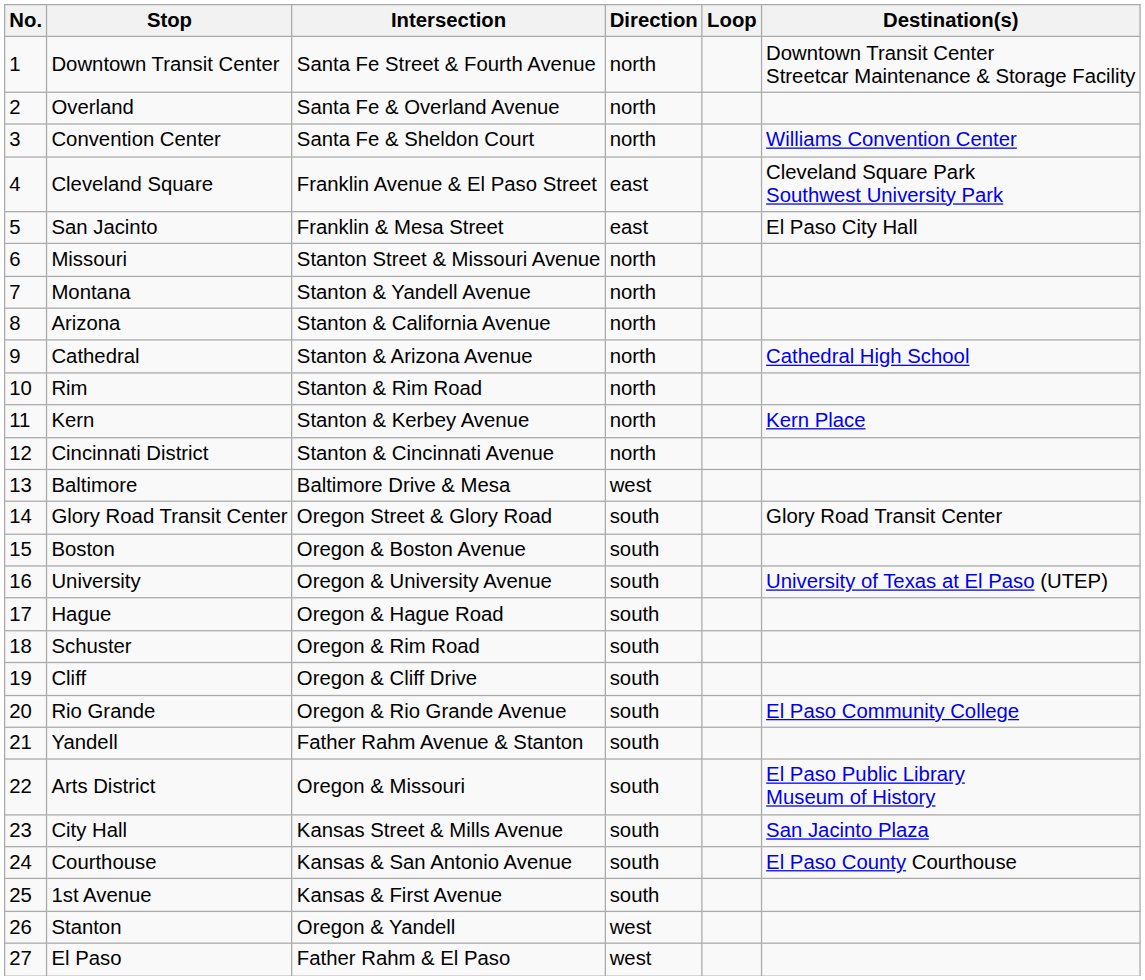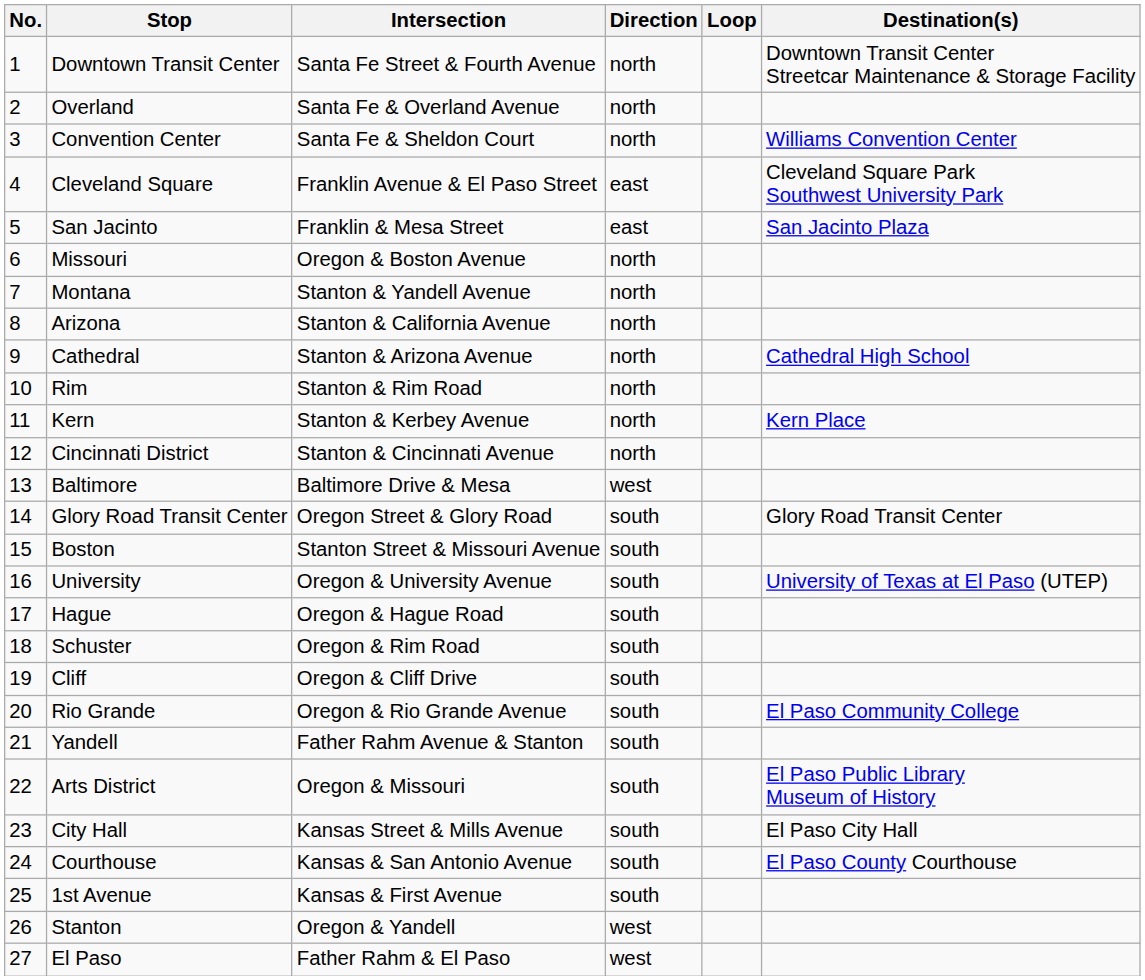(842, 227) El Paso City Hall -> (847, 227) San Jacinto Plaza
(449, 259) Stanton Street & Missouri Avenue -> (411, 259) Oregon & Boston Avenue
(411, 549) Oregon & Boston Avenue -> (449, 549) Stanton Street & Missouri Avenue
(847, 830) San Jacinto Plaza -> (842, 830) El Paso City Hall
